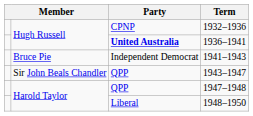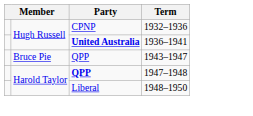- row: (225, 57)
(60, 73) Sir John Beals Chandler -> (32, 57) Bruce Pie
(120, 88) normal -> (81, 73) bold
